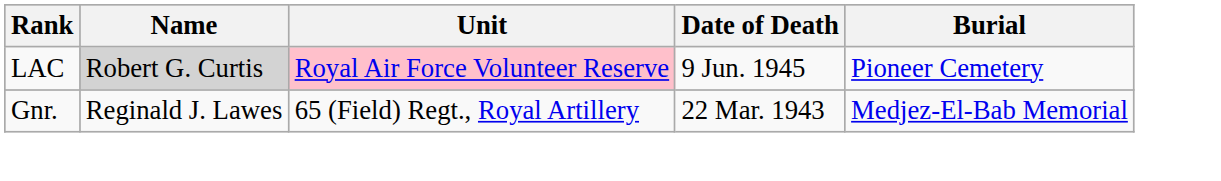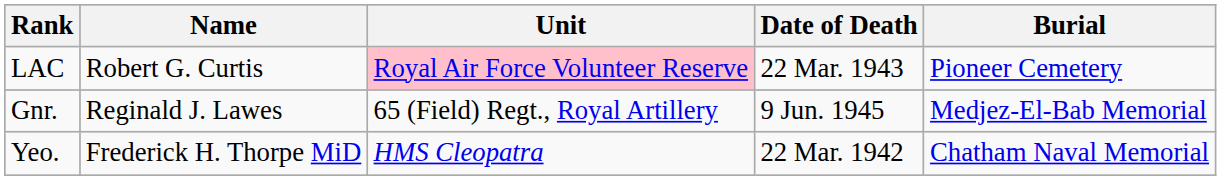(174, 68) lightgrey background -> (174, 68) no background
(743, 68) 9 Jun. 1945 -> (832, 68) 22 Mar. 1943
(753, 110) 22 Mar. 1943 -> (822, 110) 9 Jun. 1945
+ row: (35, 152)
